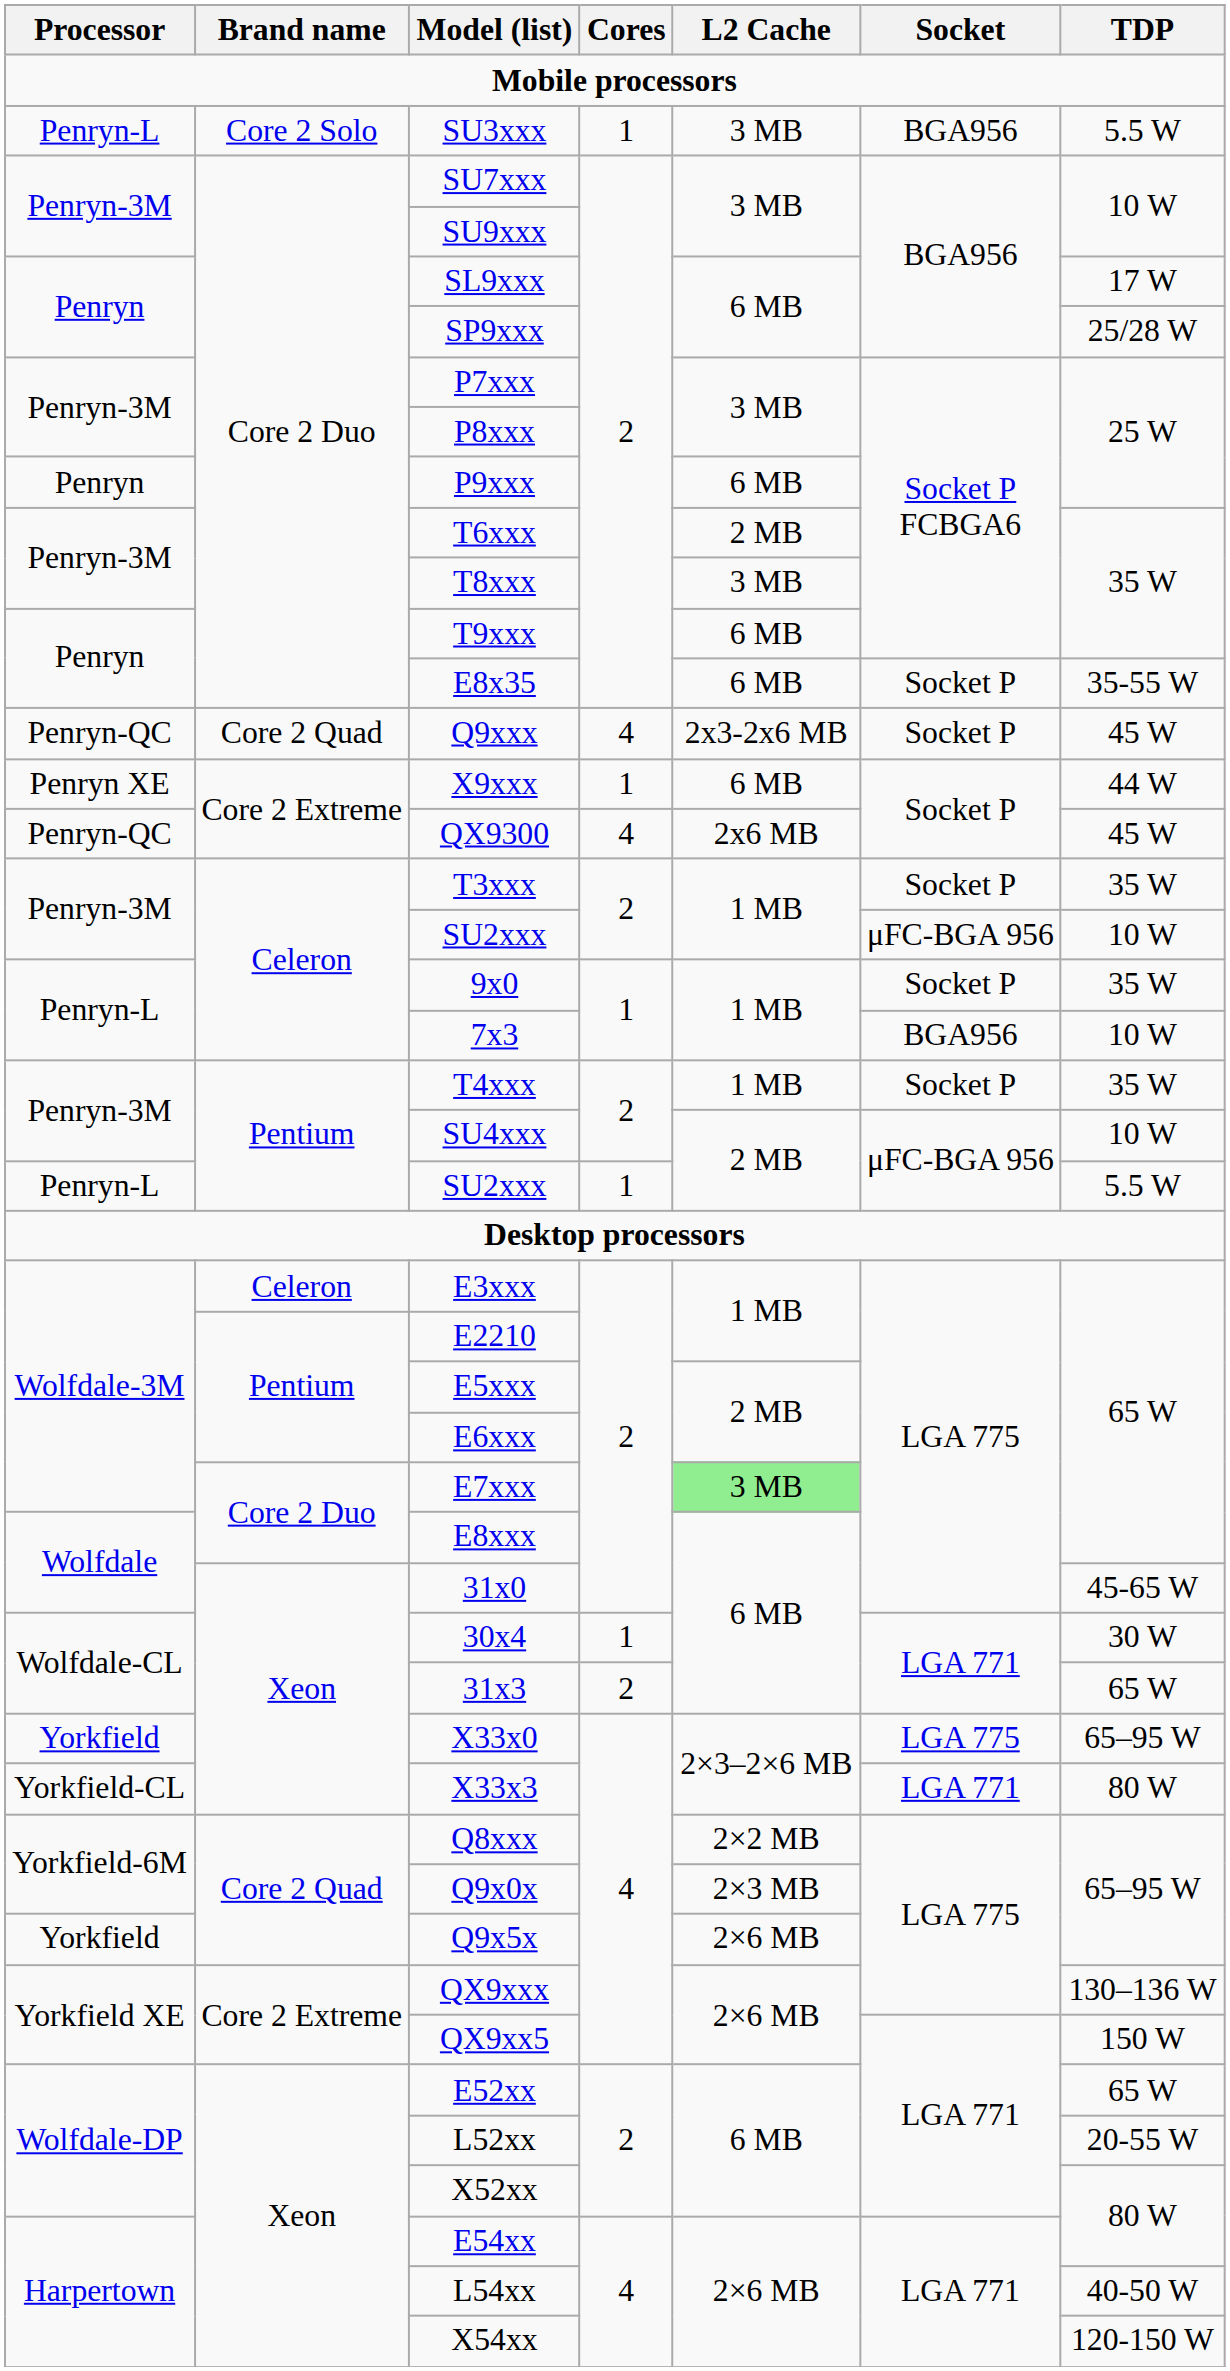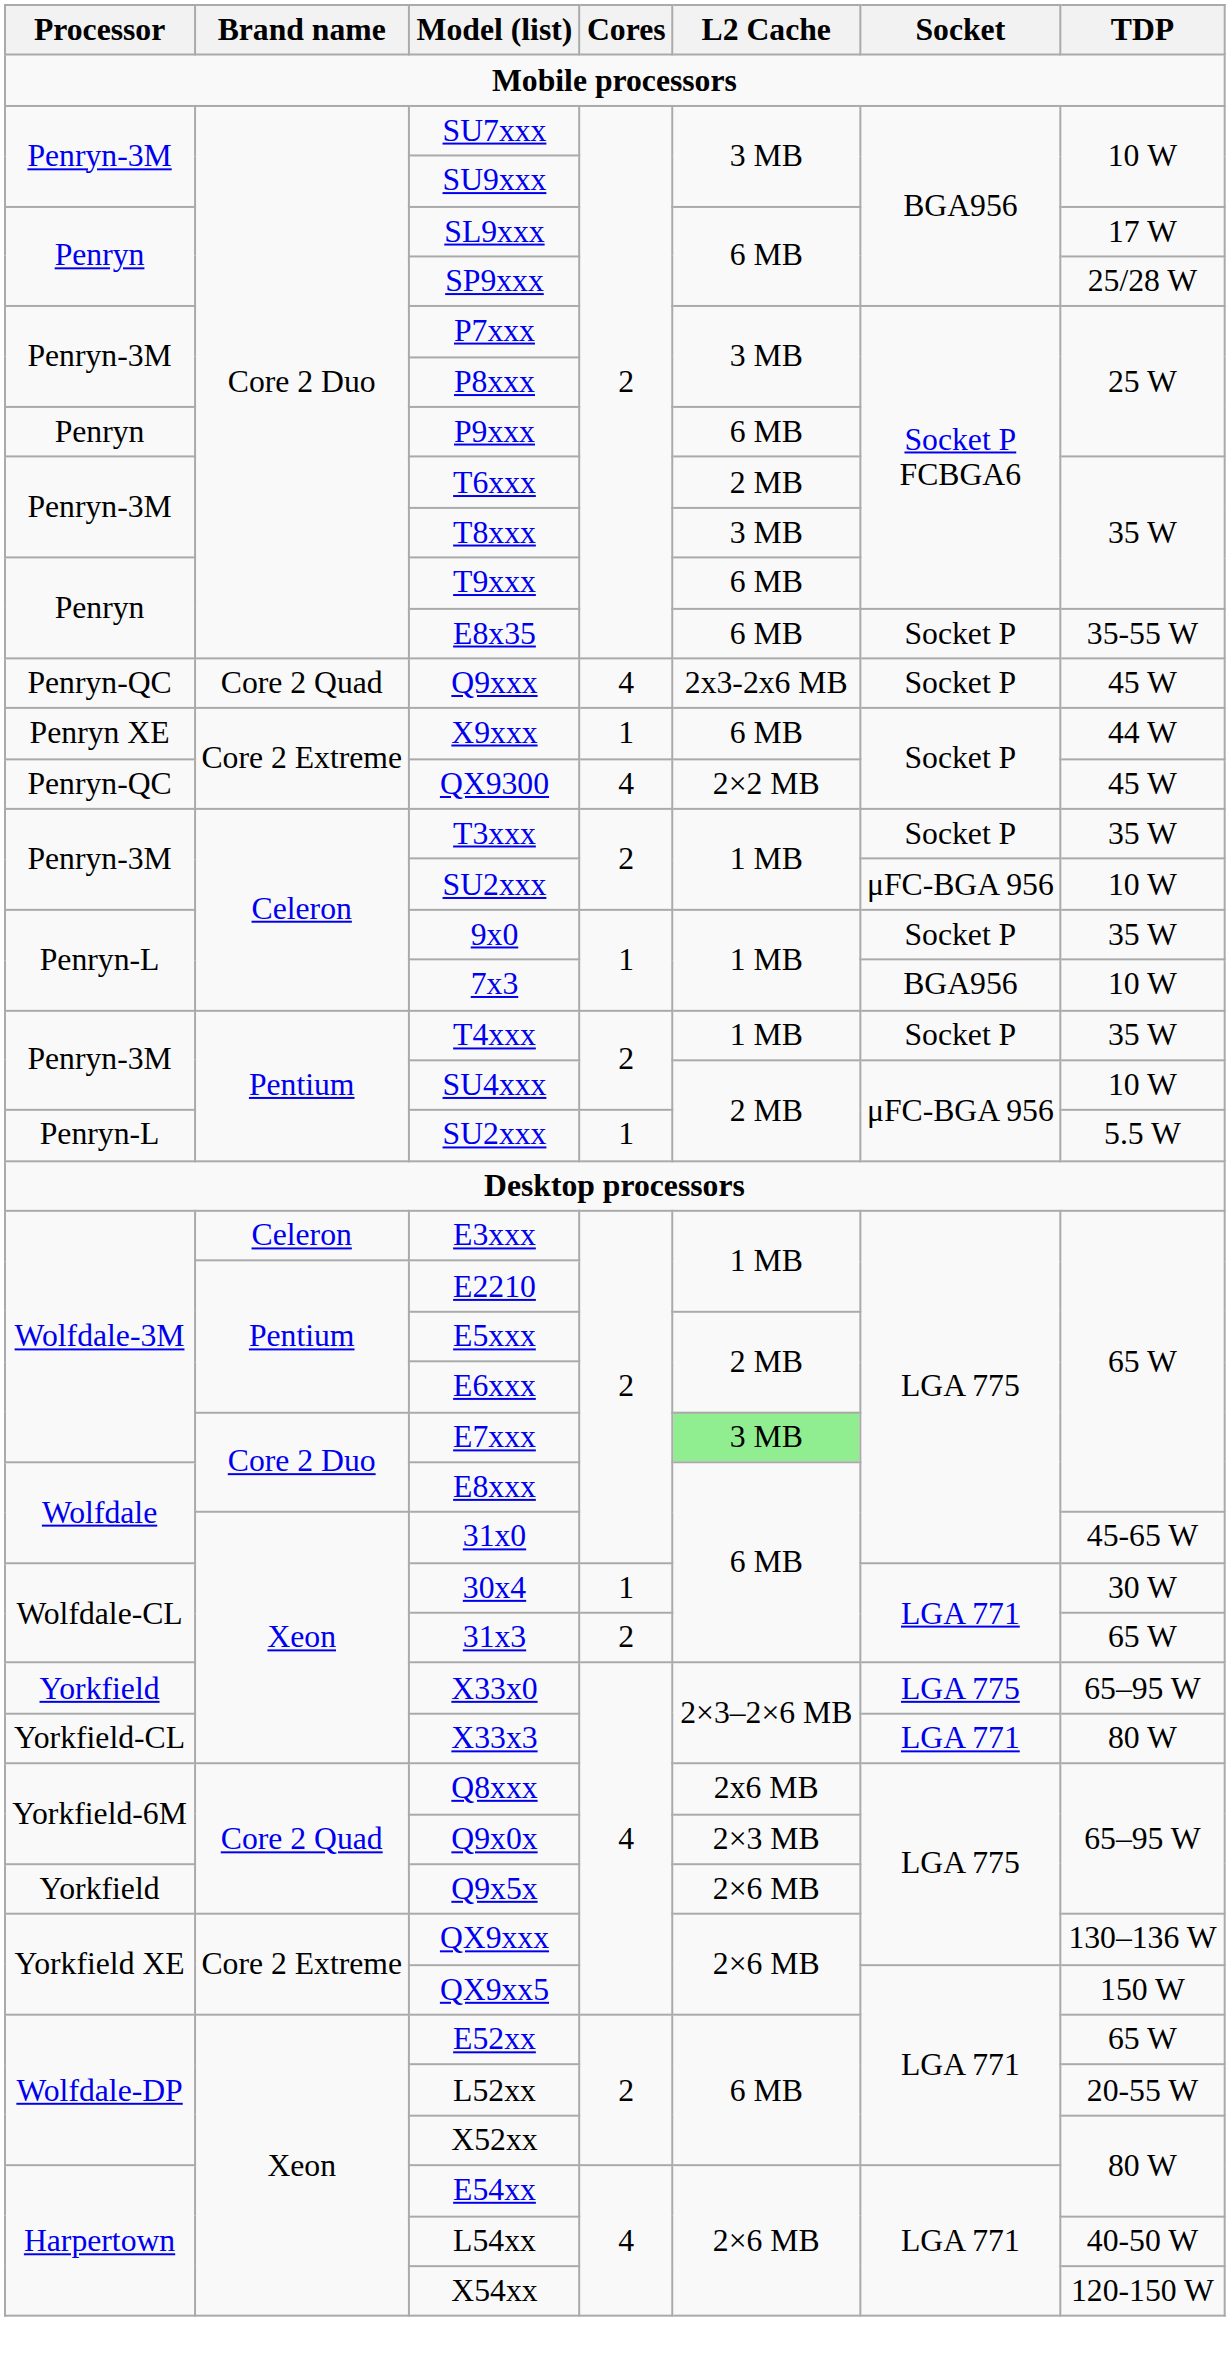- row: (100, 130)
(766, 833) 2x6 MB -> (766, 783) 2×2 MB
(766, 1838) 2×2 MB -> (766, 1788) 2x6 MB
